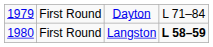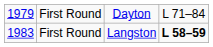(20, 33) 1980 -> (20, 33) 1983
